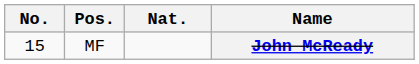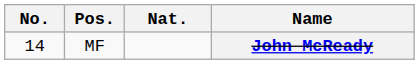(35, 46) 15 -> (35, 46) 14
